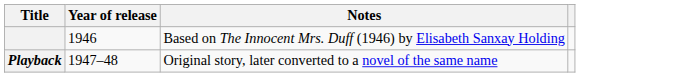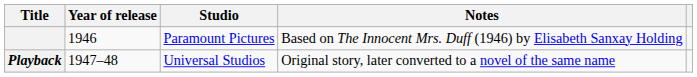+ column: (219, 15)
